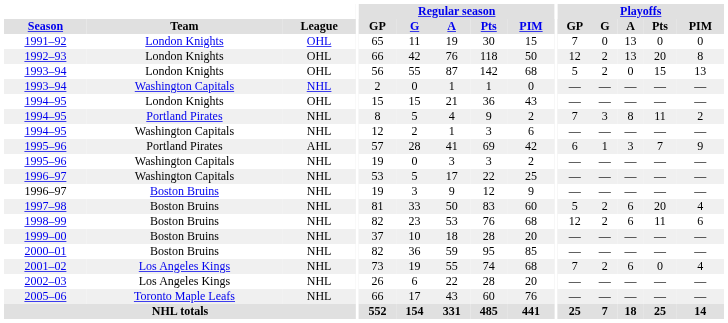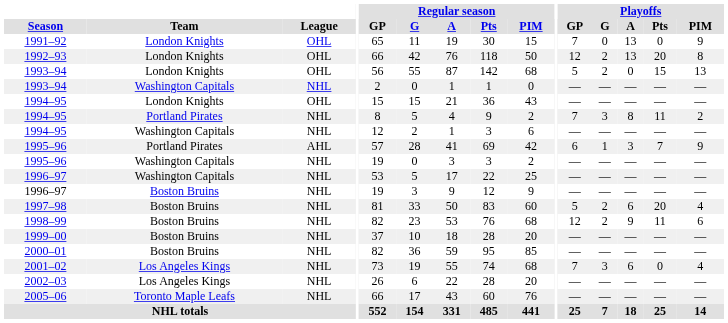(700, 41) 0 -> (700, 41) 9
(631, 221) 6 -> (631, 221) 9
(605, 266) 2 -> (605, 266) 3
